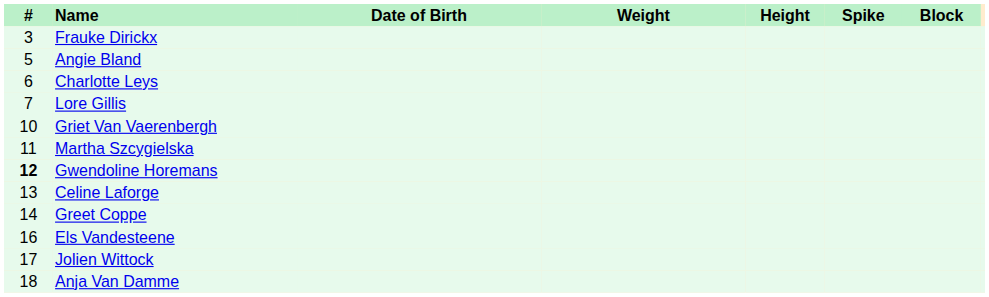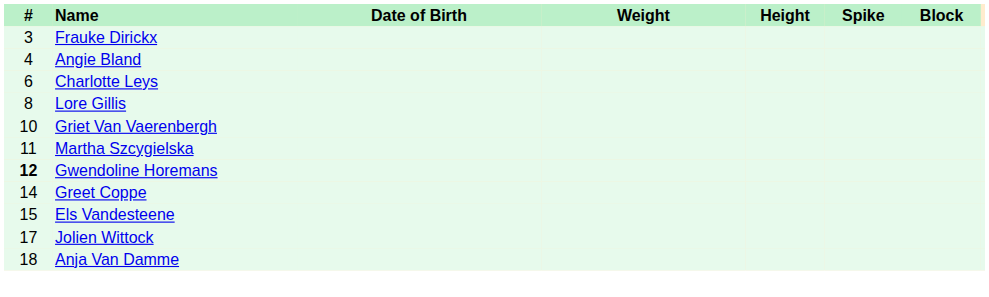(28, 59) 5 -> (28, 59) 4
(28, 104) 7 -> (28, 104) 8
- row: (107, 193)
(28, 237) 16 -> (28, 215) 15
